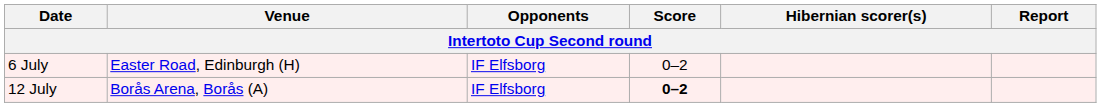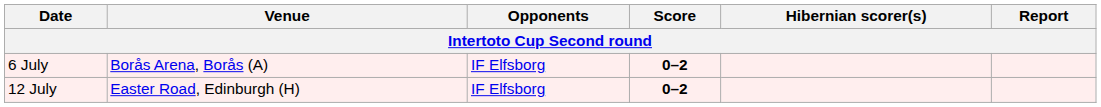(205, 65) Easter Road, Edinburgh (H) -> (189, 65) Borås Arena, Borås (A)
(675, 65) normal -> (675, 65) bold
(189, 89) Borås Arena, Borås (A) -> (205, 89) Easter Road, Edinburgh (H)
